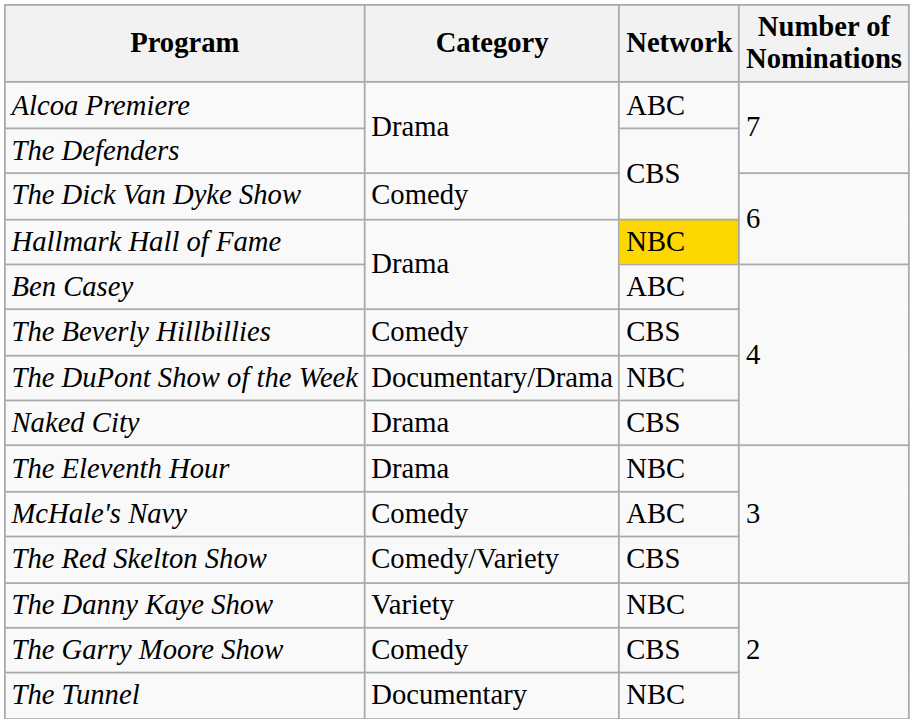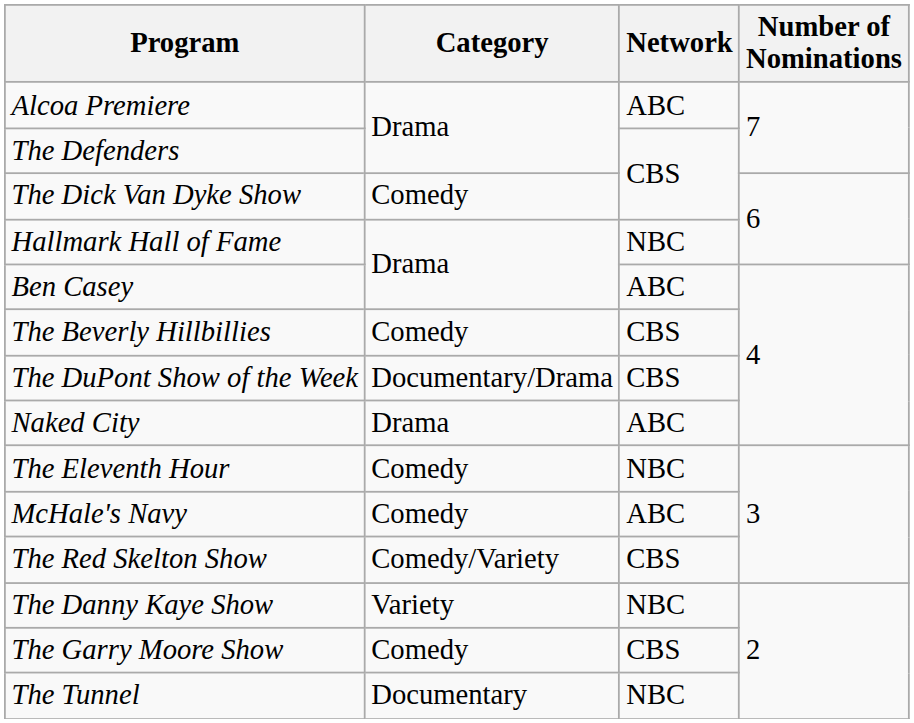(656, 241) gold background -> (656, 241) no background
(656, 377) NBC -> (653, 377) CBS
(653, 422) CBS -> (656, 422) ABC
(410, 468) Drama -> (420, 468) Comedy
